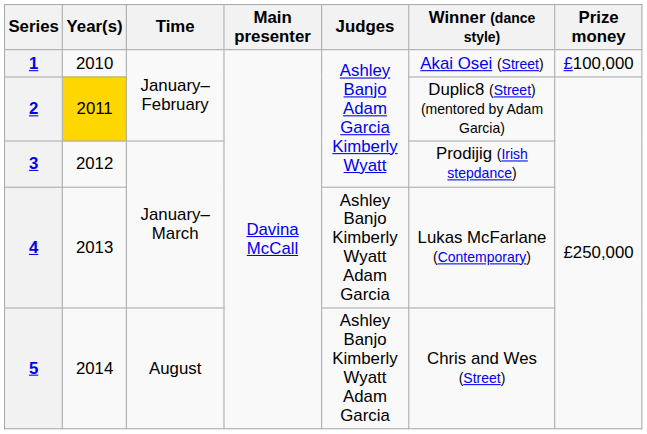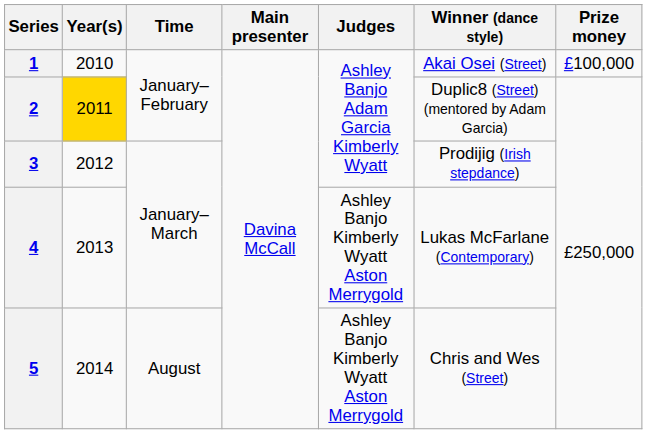(365, 247) Ashley Banjo Kimberly Wyatt Adam Garcia -> (366, 247) Ashley Banjo Kimberly Wyatt Aston Merrygold
(365, 368) Ashley Banjo Kimberly Wyatt Adam Garcia -> (366, 368) Ashley Banjo Kimberly Wyatt Aston Merrygold
